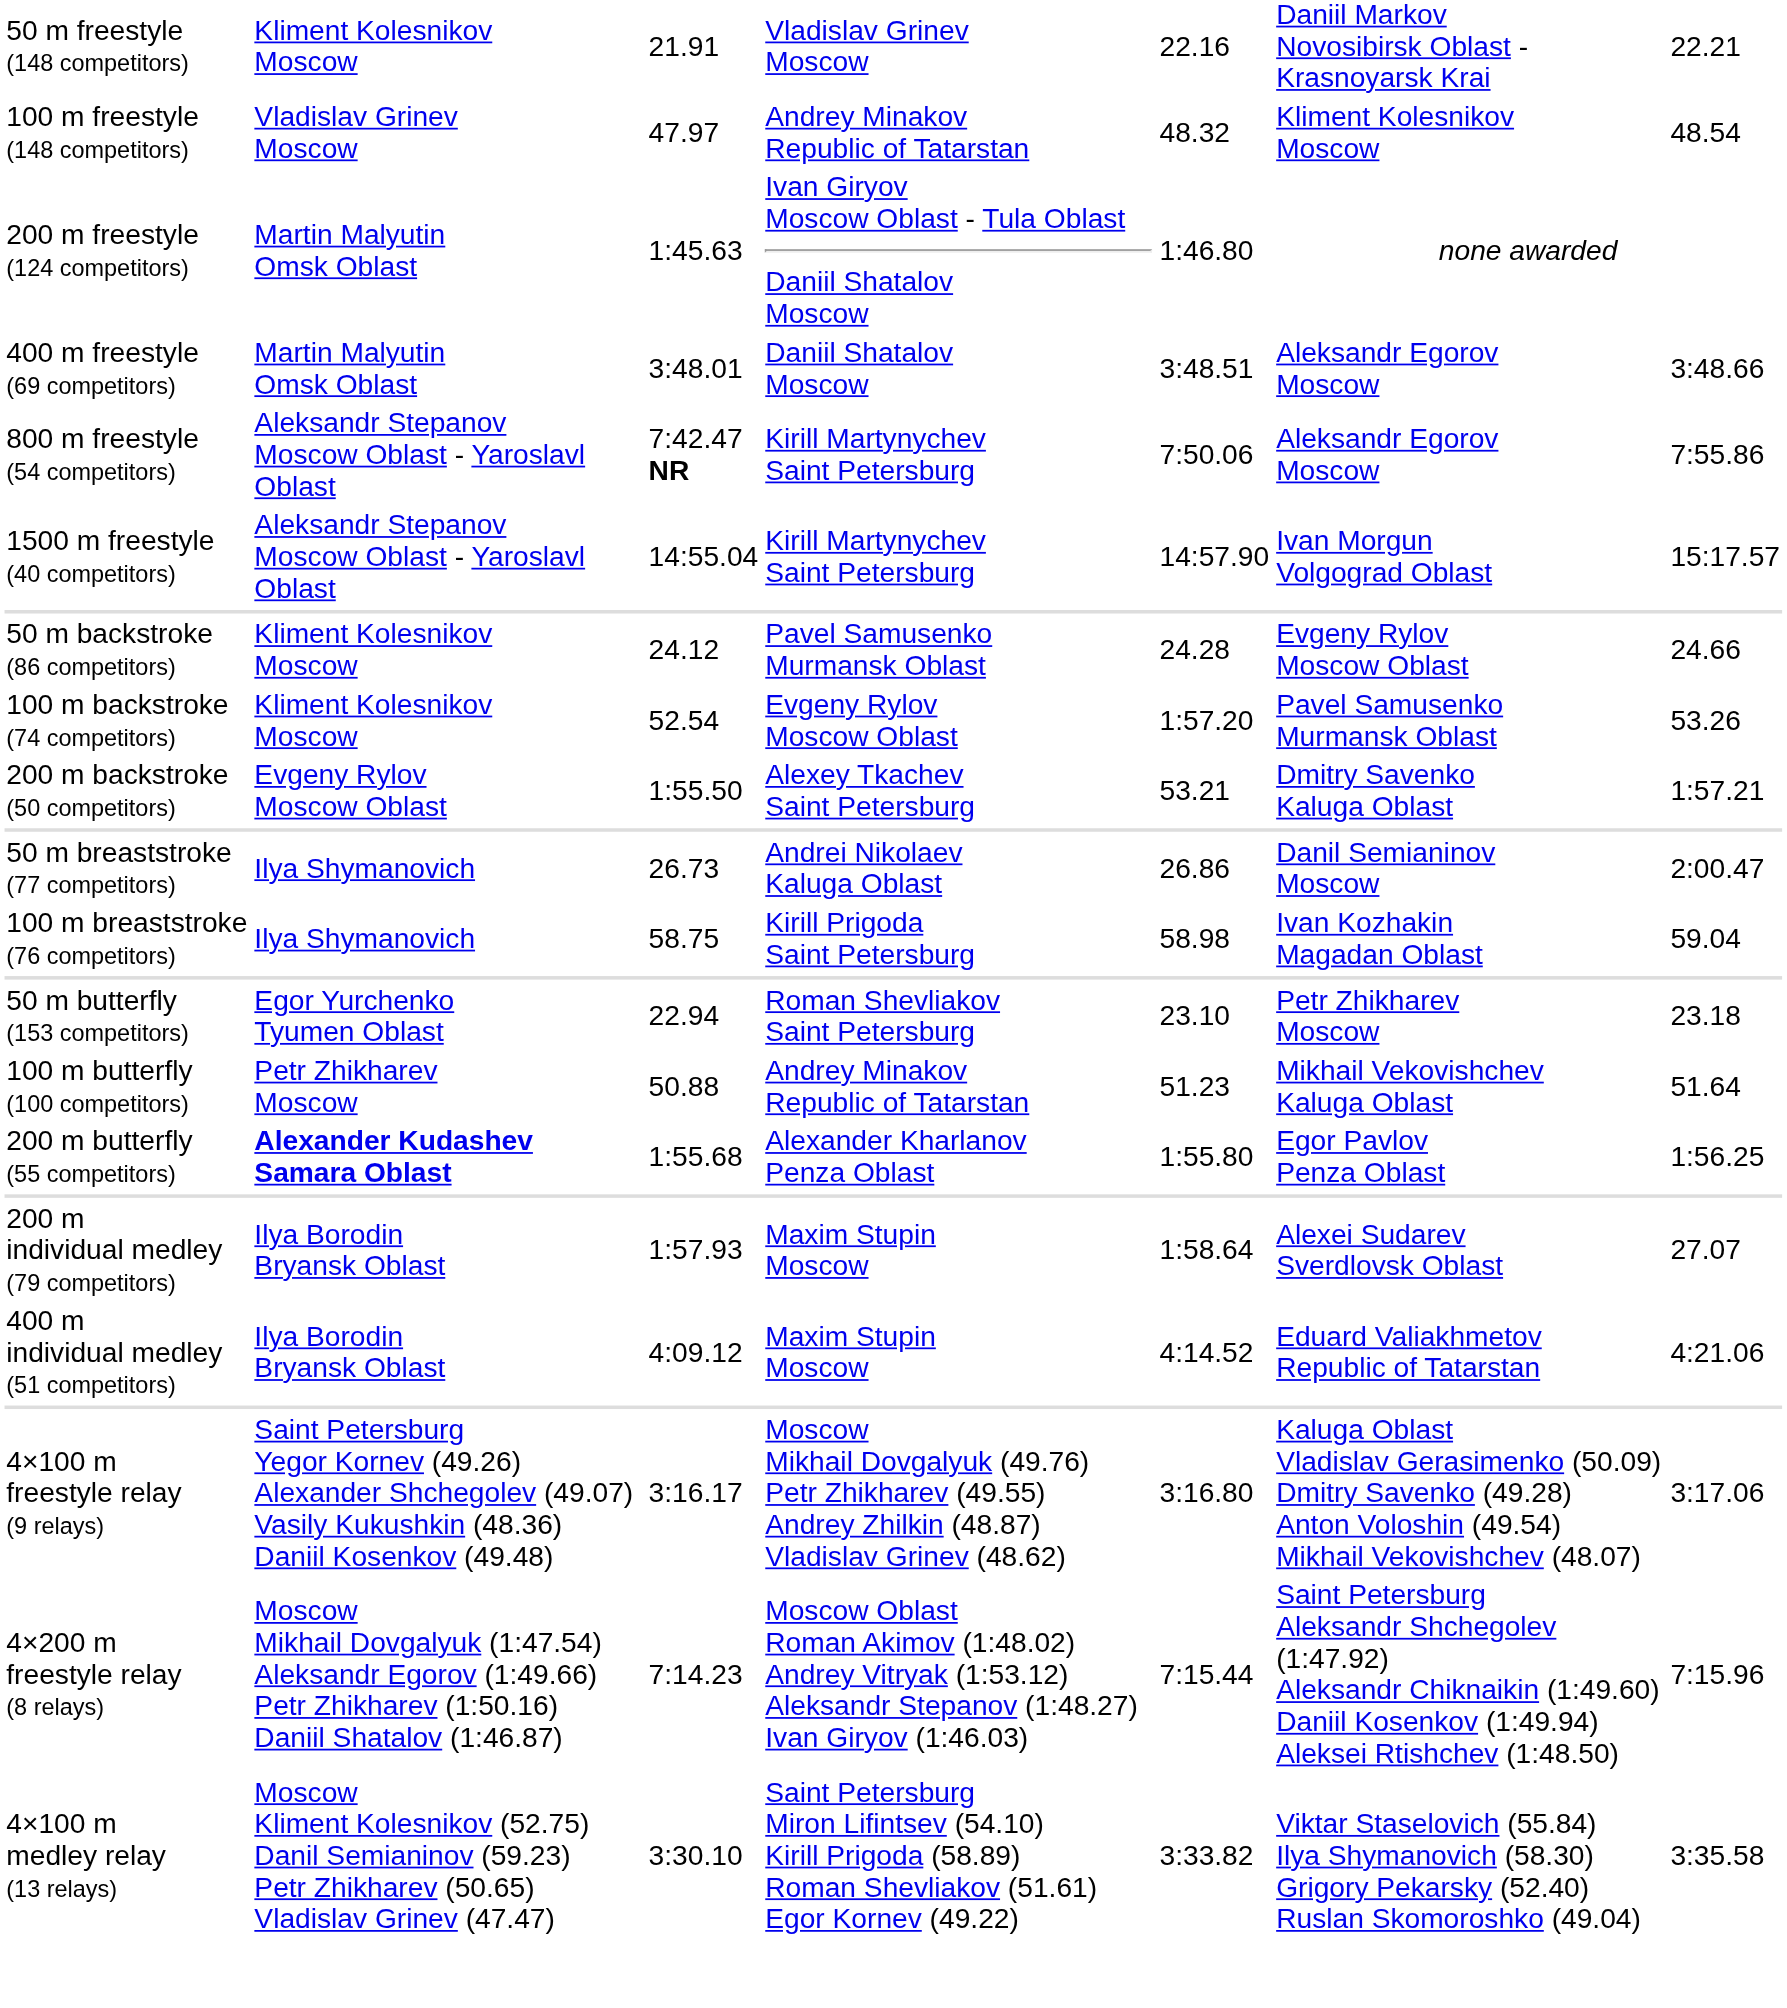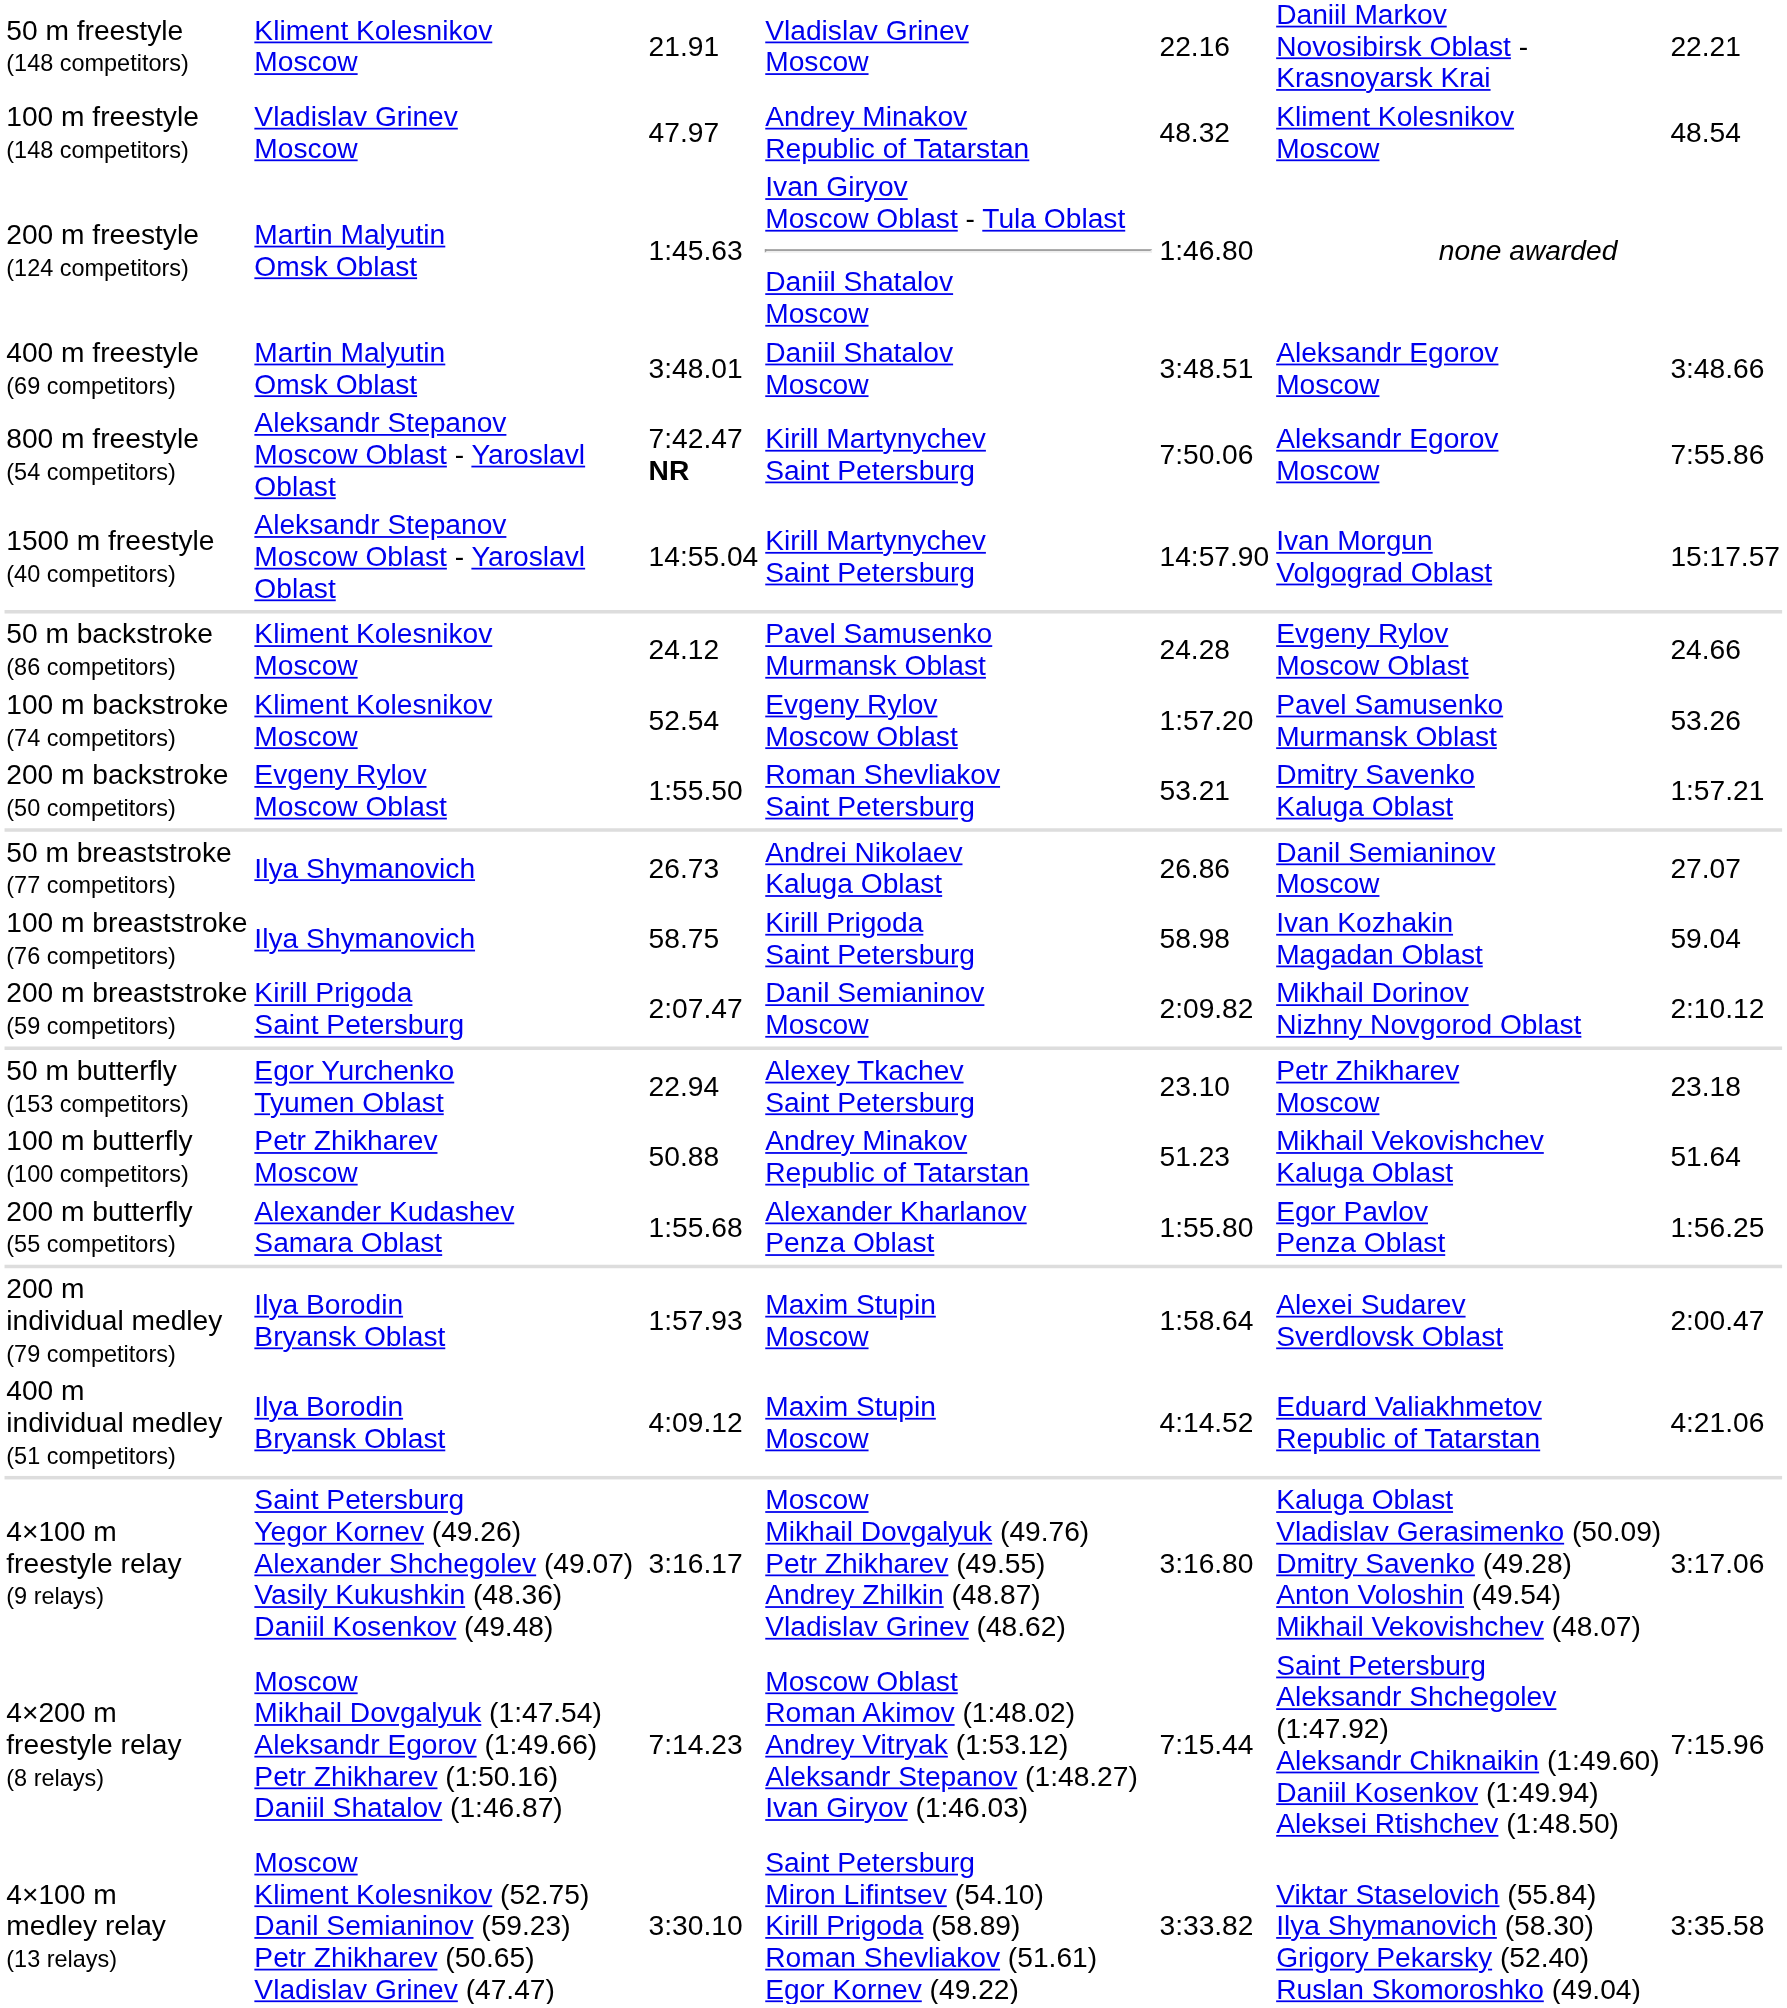(870, 790) Alexey Tkachev Saint Petersburg -> (883, 790) Roman Shevliakov Saint Petersburg
(1717, 868) 2:00.47 -> (1706, 868) 27.07
+ row: (127, 1009)
(883, 1016) Roman Shevliakov Saint Petersburg -> (870, 1086) Alexey Tkachev Saint Petersburg
(394, 1156) bold -> (384, 1227) normal
(1706, 1250) 27.07 -> (1717, 1320) 2:00.47
